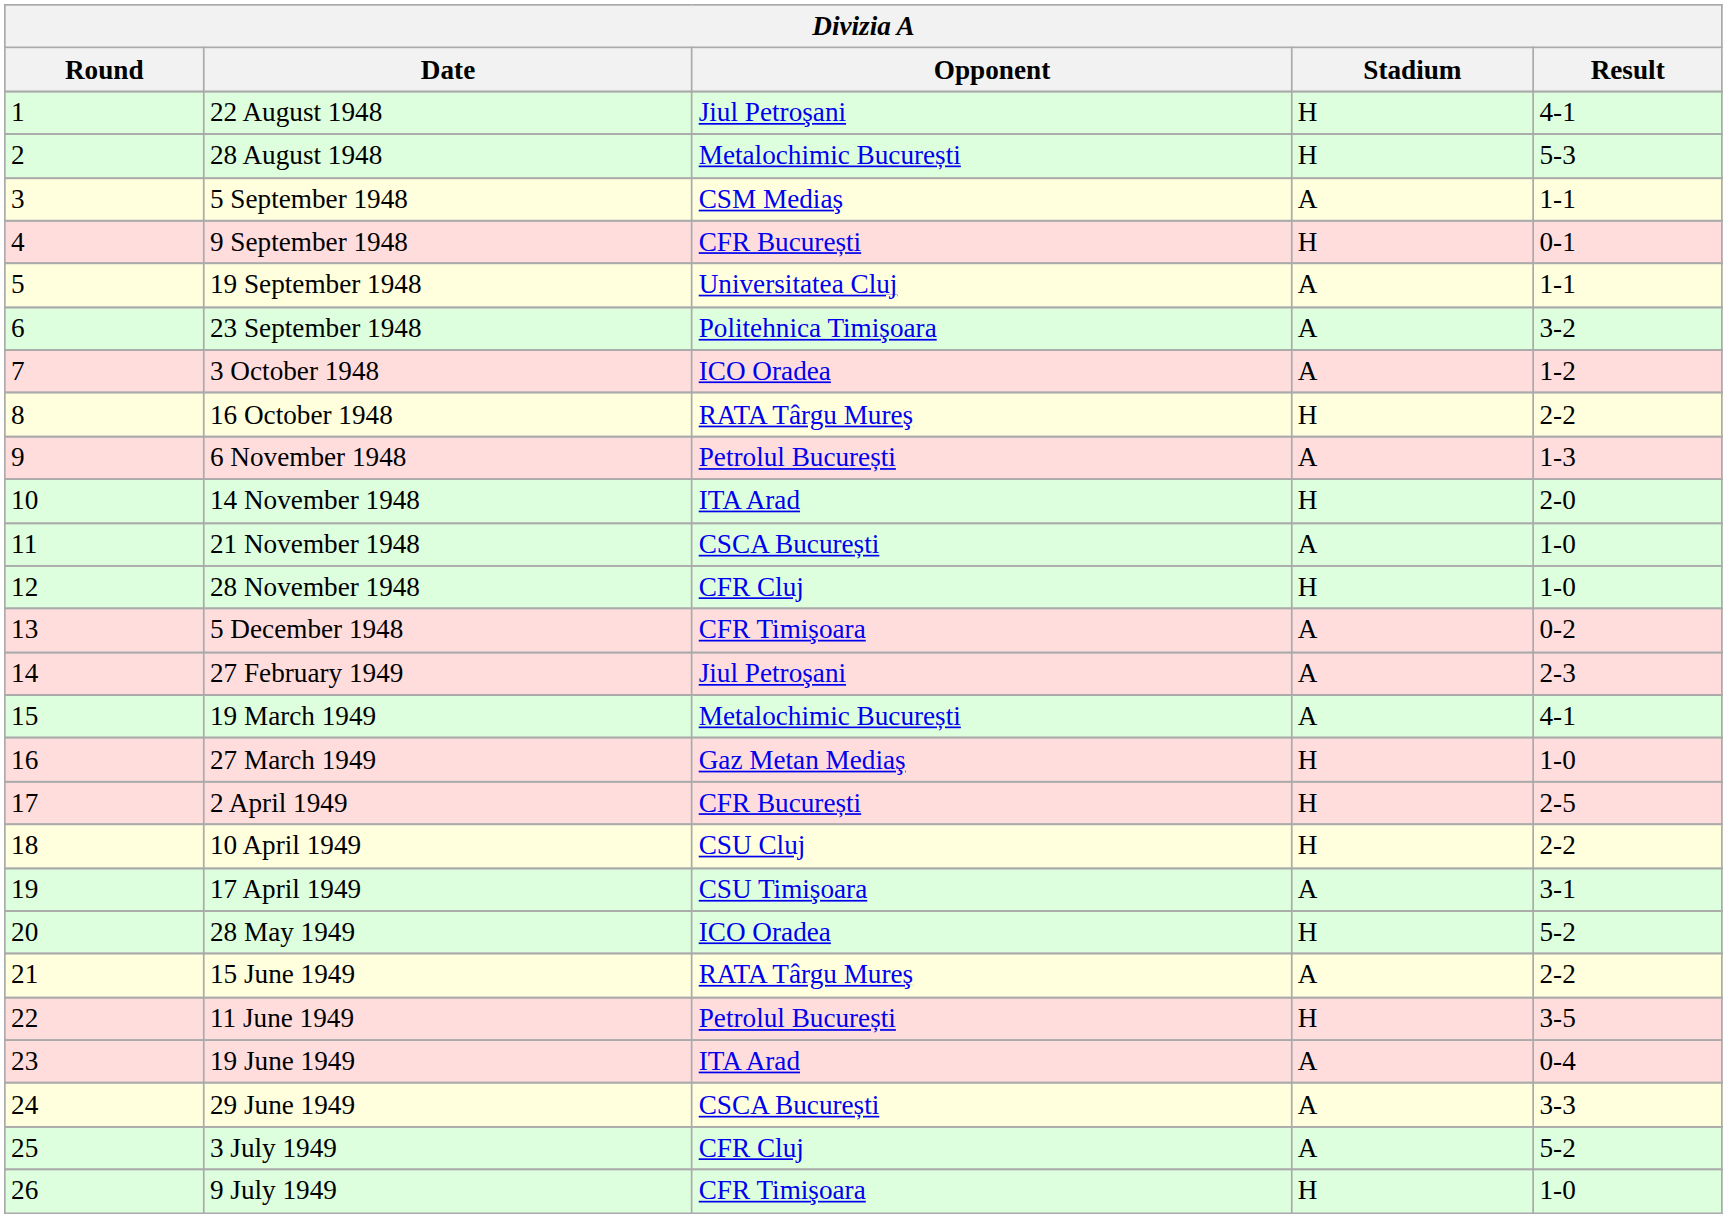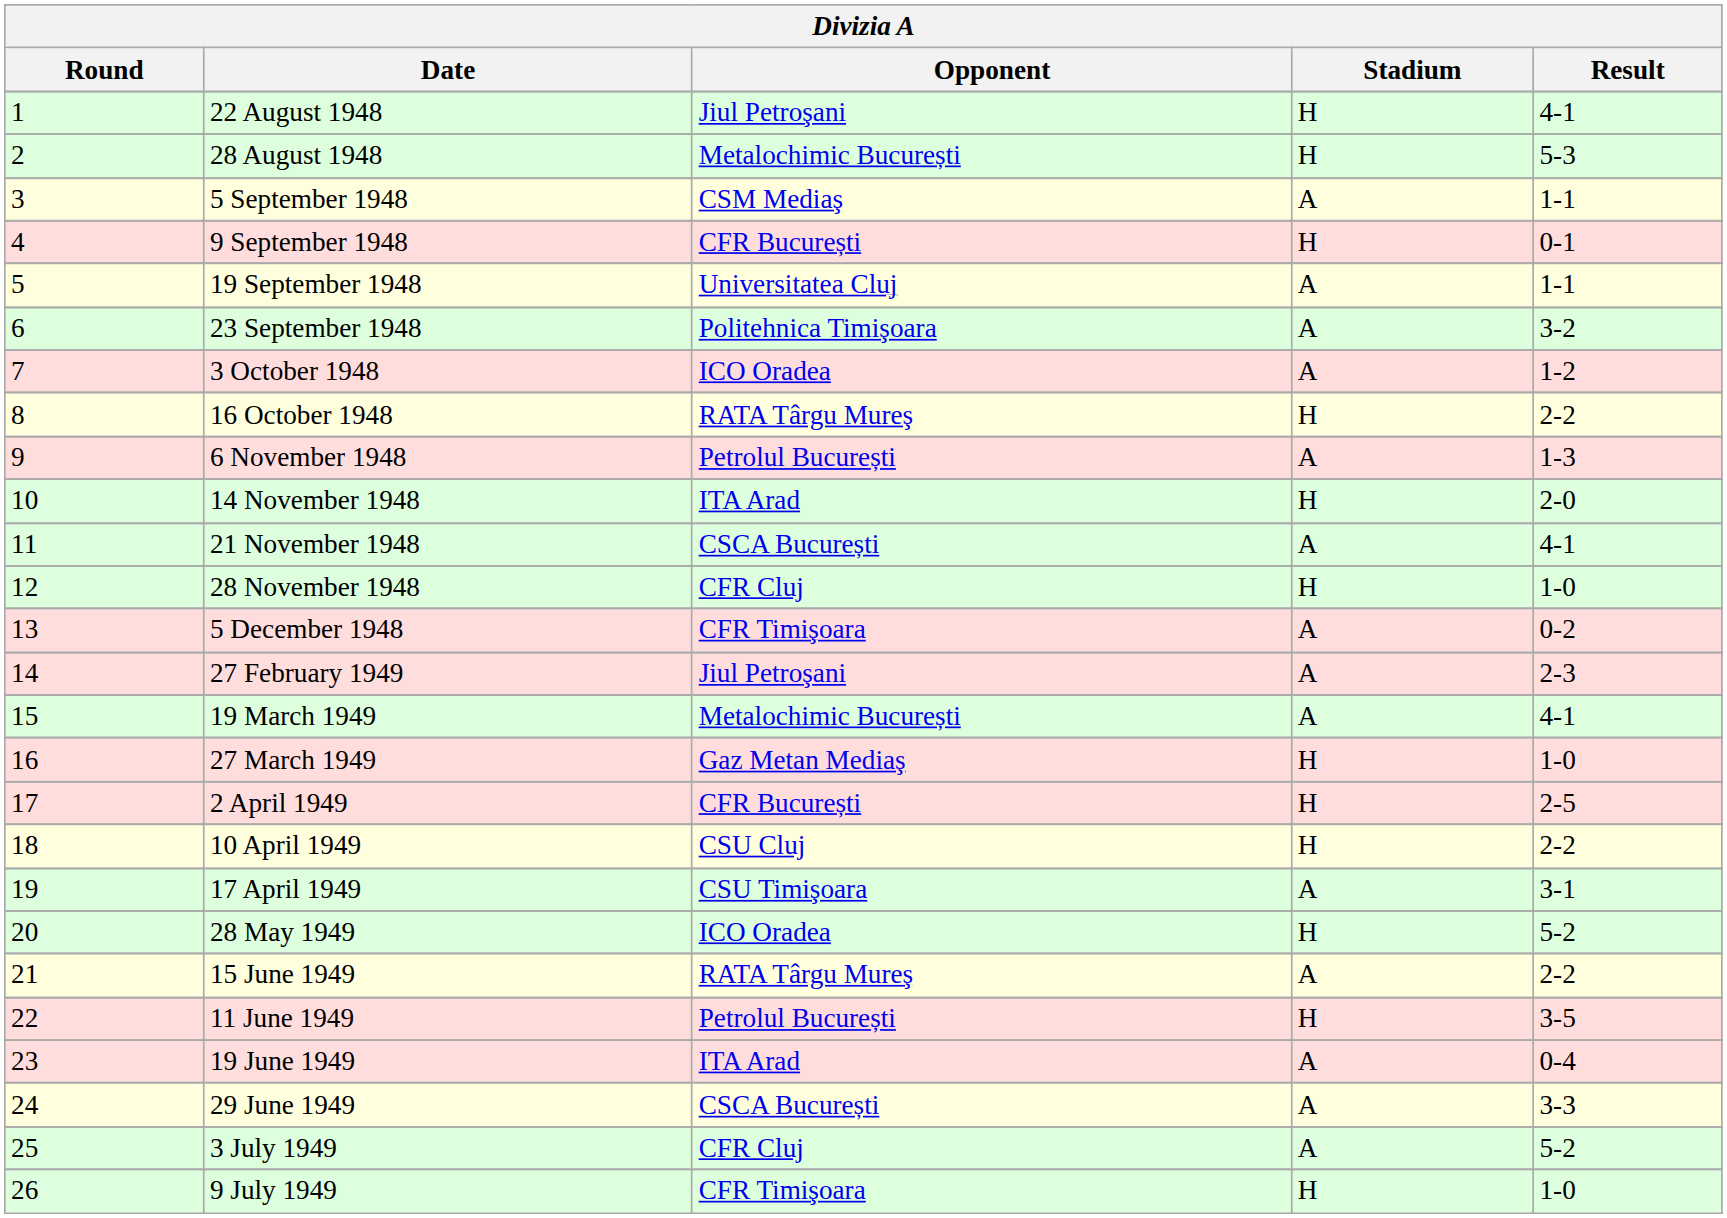(1558, 543) 1-0 -> (1558, 543) 4-1
